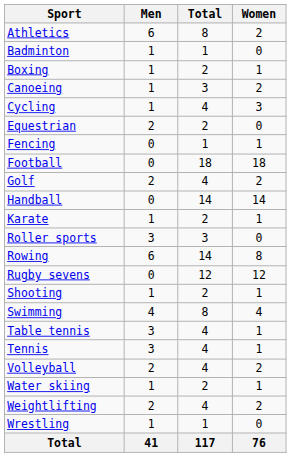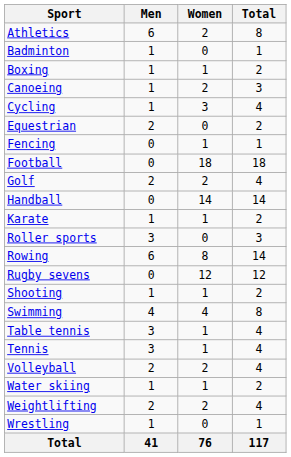columns swapped: (259, 14) <-> (205, 14)
